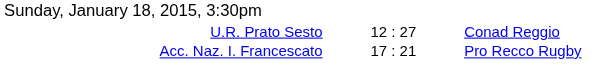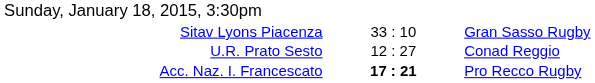+ row: (251, 31)
(393, 51) normal -> (393, 71) bold
